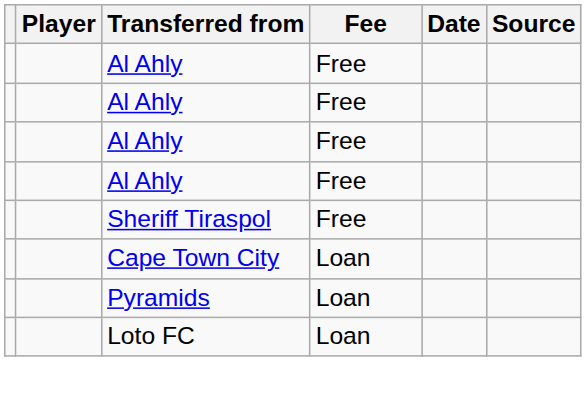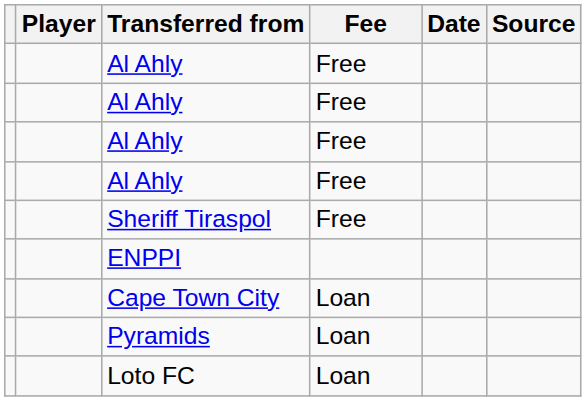+ row: (144, 258)
